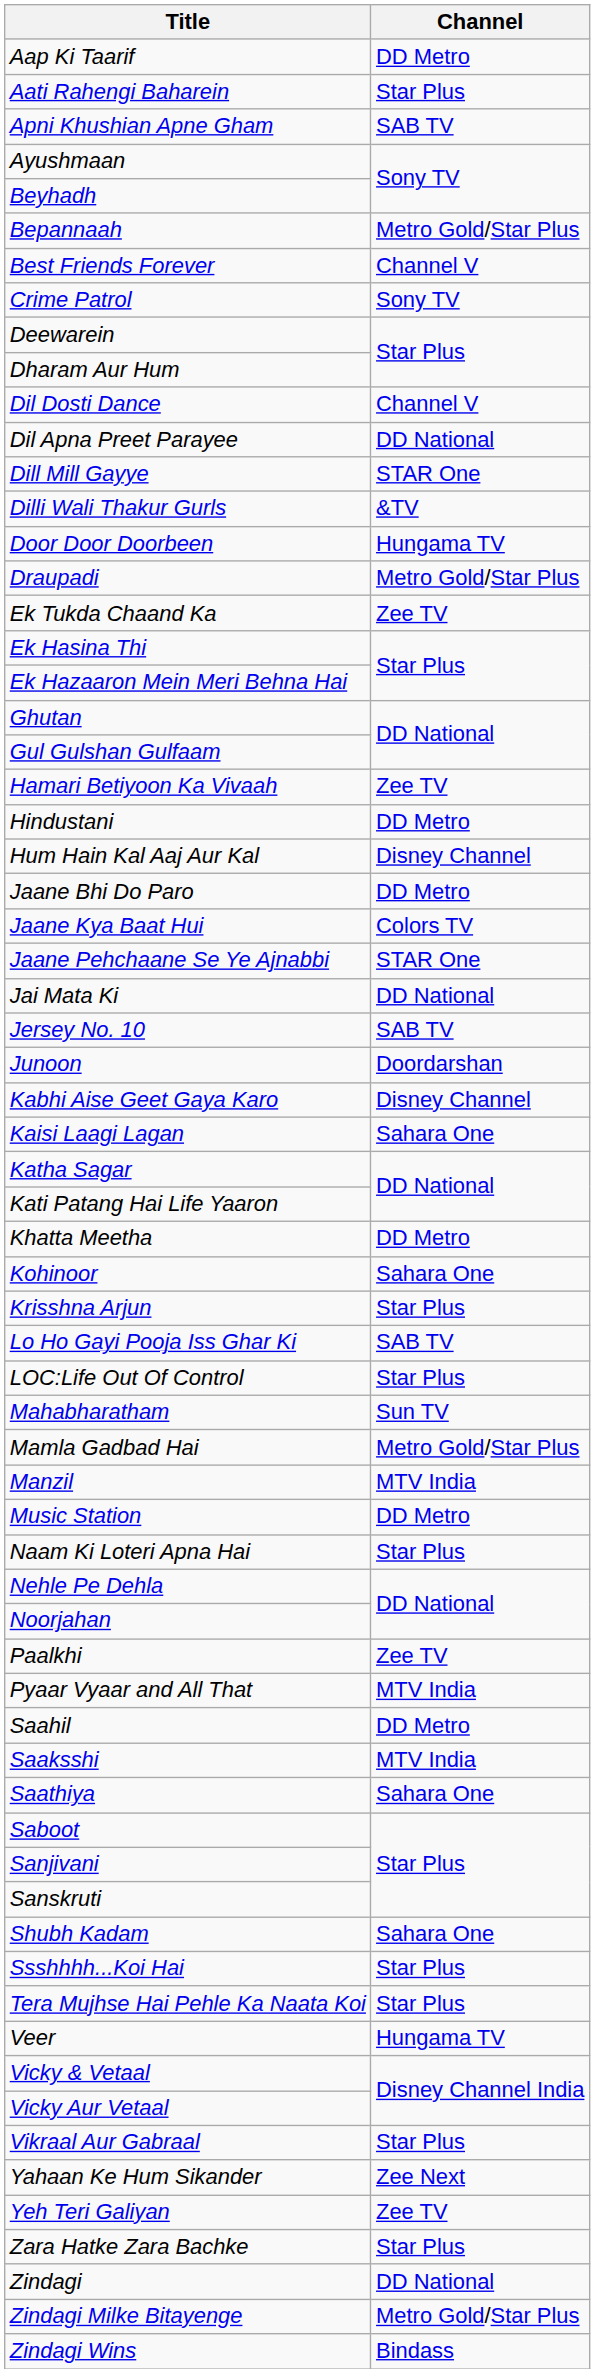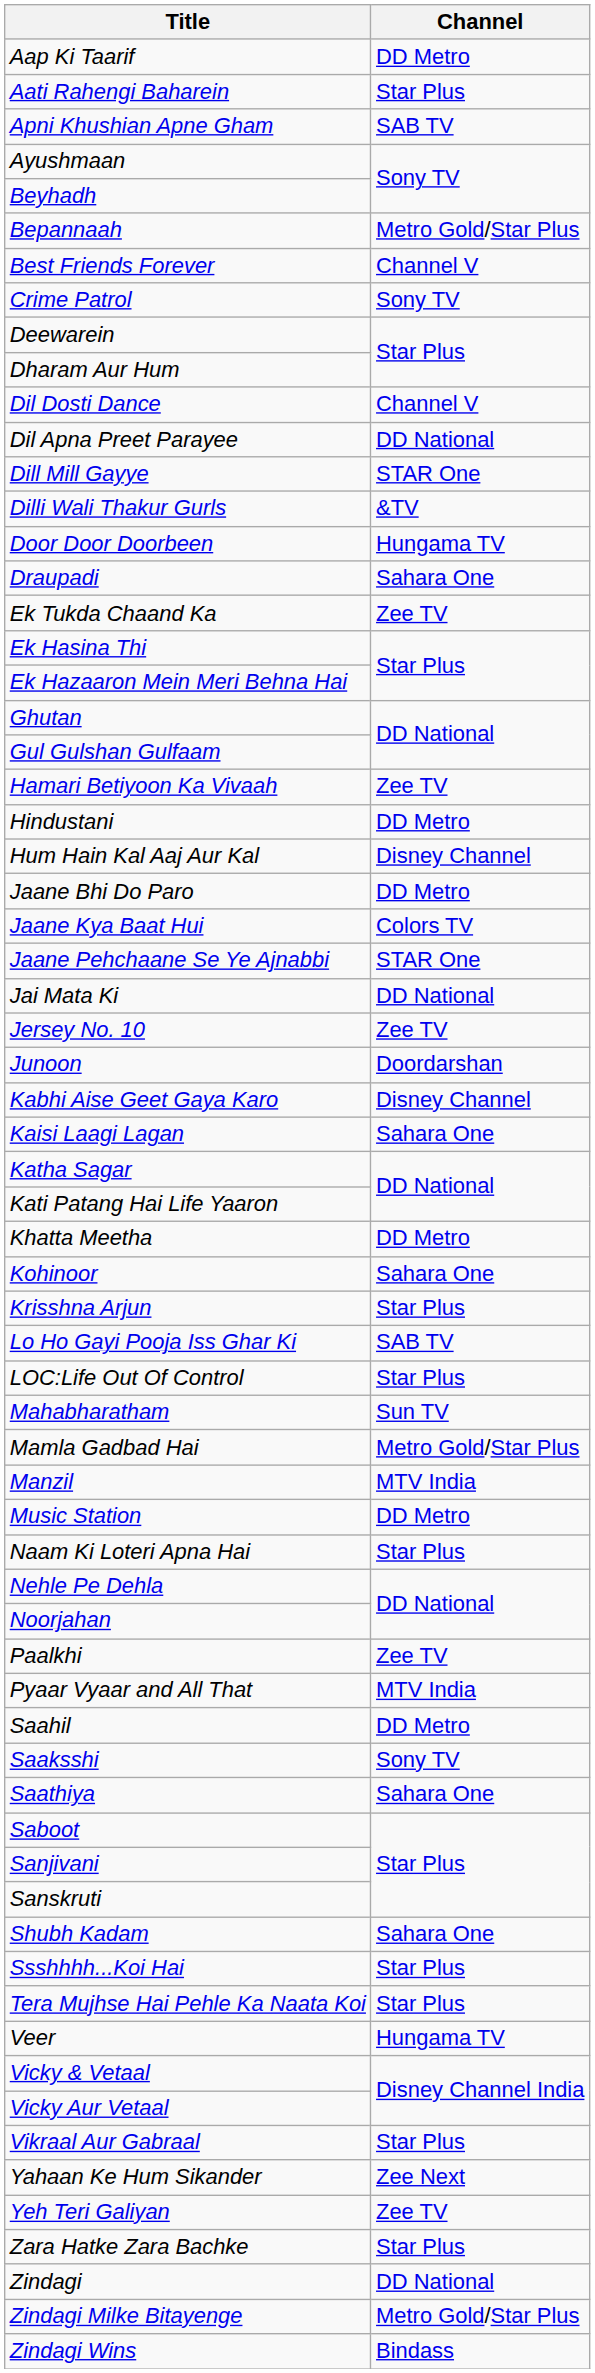(478, 578) Metro Gold/Star Plus -> (435, 578) Sahara One
(415, 1030) SAB TV -> (412, 1030) Zee TV
(426, 1760) MTV India -> (418, 1760) Sony TV
